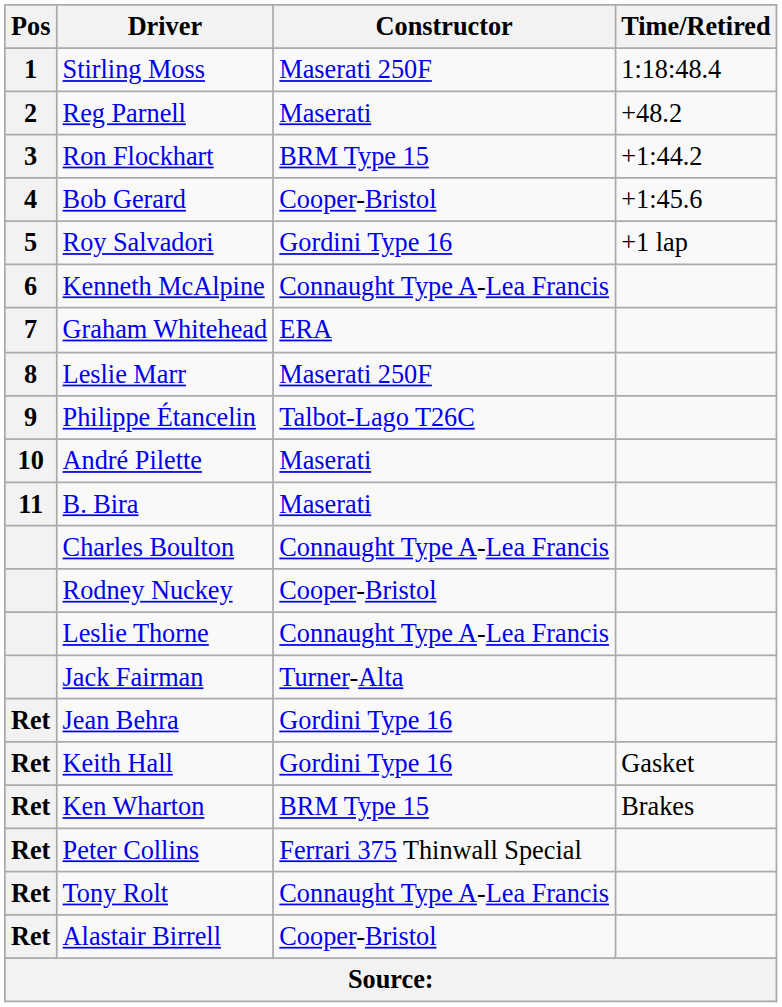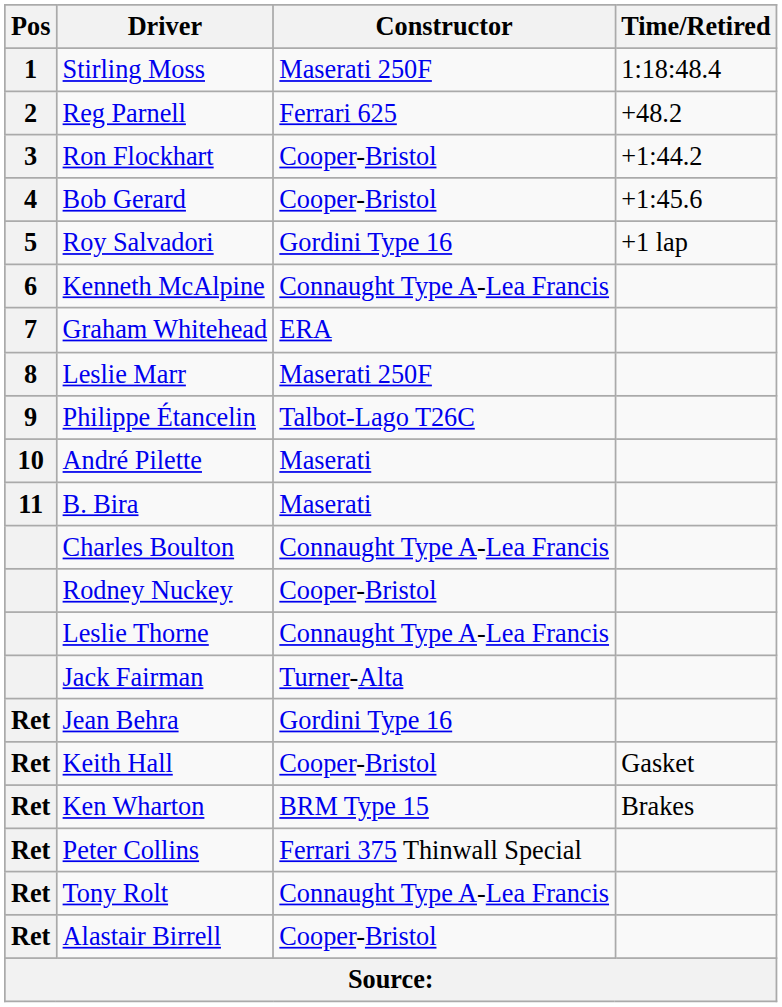(325, 113) Maserati -> (338, 113) Ferrari 625
(354, 156) BRM Type 15 -> (358, 156) Cooper-Bristol
(366, 763) Gordini Type 16 -> (358, 763) Cooper-Bristol
